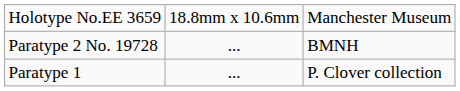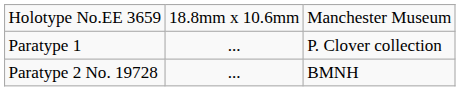rows swapped: (45, 72) <-> (83, 45)
